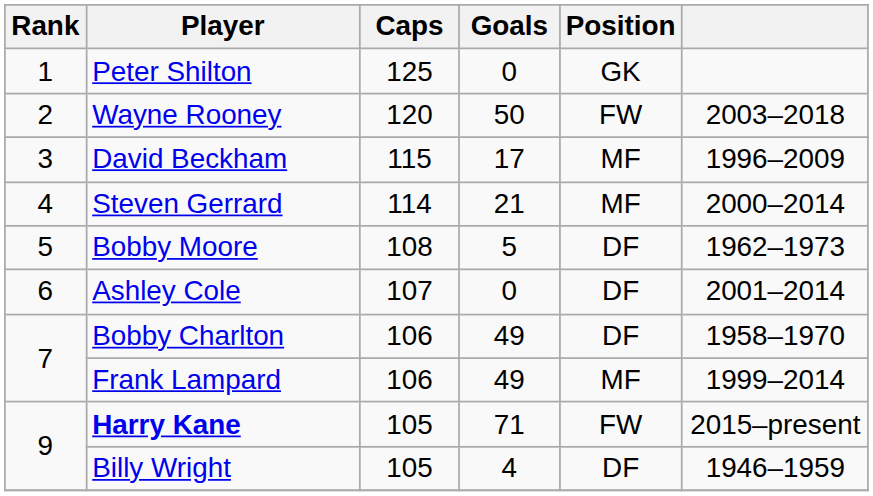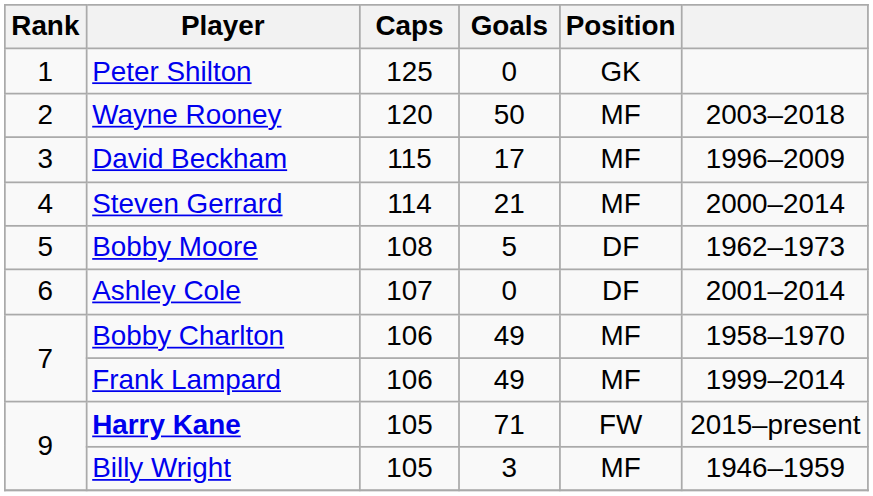(621, 114) FW -> (621, 114) MF
(621, 335) DF -> (621, 335) MF
(509, 468) 4 -> (509, 468) 3
(621, 468) DF -> (621, 468) MF
